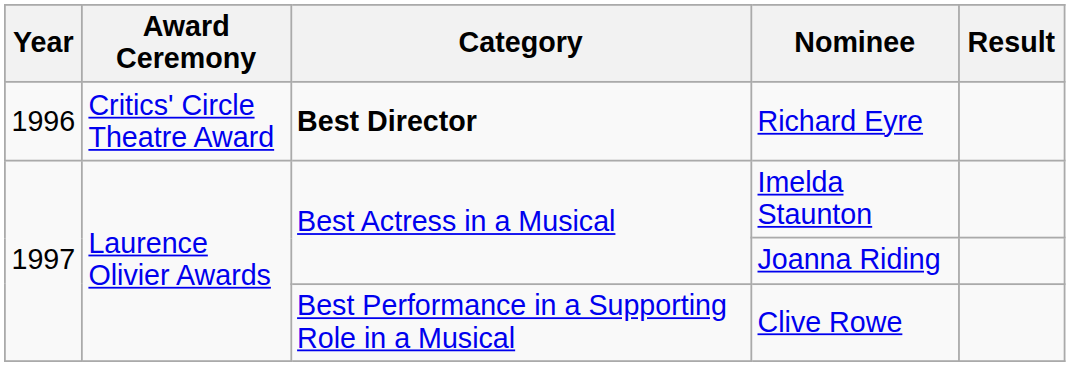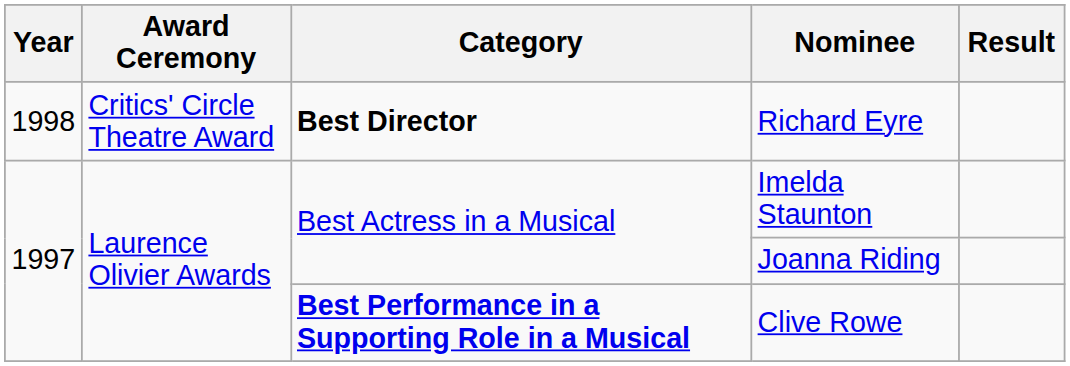(43, 120) 1996 -> (43, 120) 1998
(512, 321) normal -> (494, 321) bold
